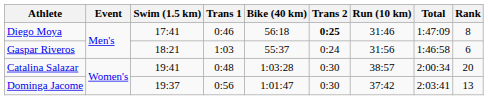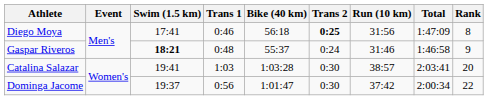(382, 31) 31:46 -> (382, 31) 31:56
(167, 50) normal -> (167, 50) bold
(224, 50) 1:03 -> (224, 50) 0:48
(382, 50) 31:56 -> (382, 50) 31:46
(468, 50) 6 -> (468, 50) 9
(224, 68) 0:48 -> (224, 68) 1:03
(433, 68) 2:00:34 -> (433, 68) 2:03:41
(433, 86) 2:03:41 -> (433, 86) 2:00:34
(468, 86) 13 -> (468, 86) 22
